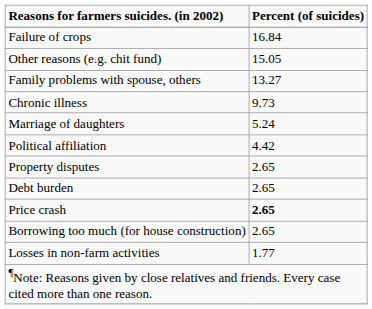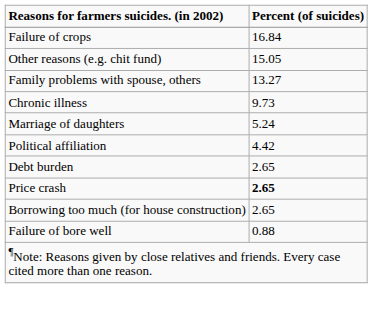- row: (54, 167)
- row: (84, 253)
+ row: (60, 231)
